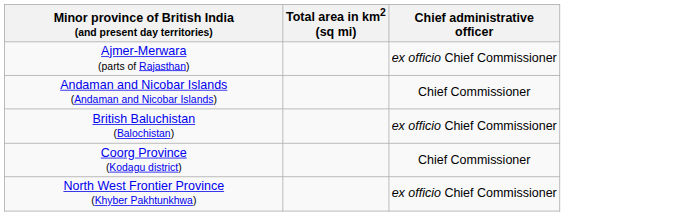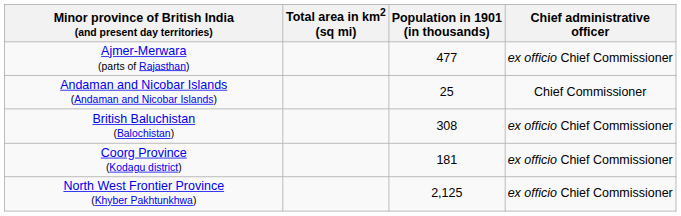+ column: (447, 24)
(474, 160) Chief Commissioner -> (590, 160) ex officio Chief Commissioner
